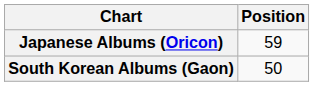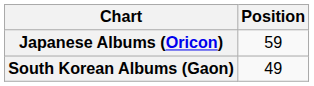(273, 68) 50 -> (273, 68) 49
